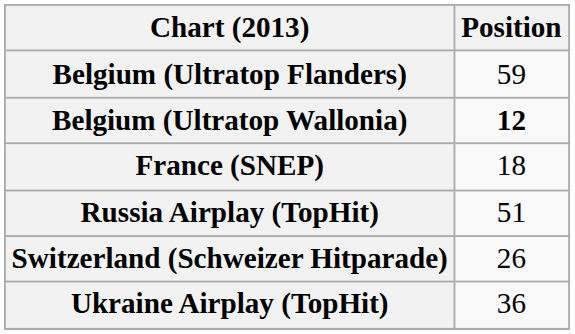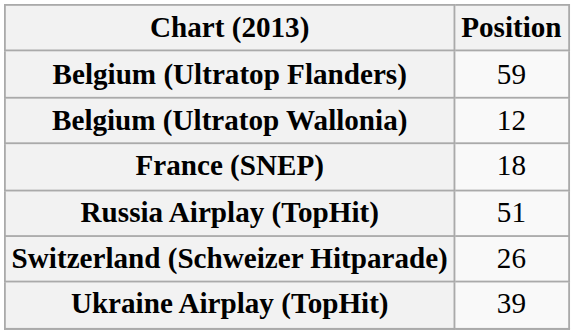(511, 119) bold -> (511, 119) normal
(511, 304) 36 -> (511, 304) 39
